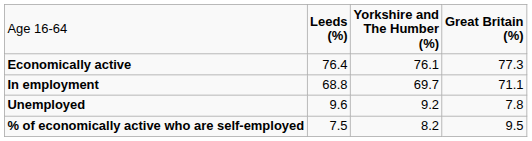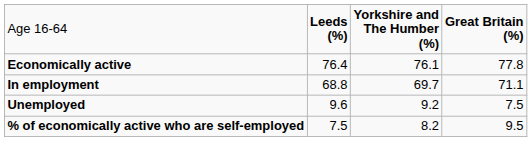(511, 64) 77.3 -> (511, 64) 77.8
(514, 105) 7.8 -> (514, 105) 7.5
